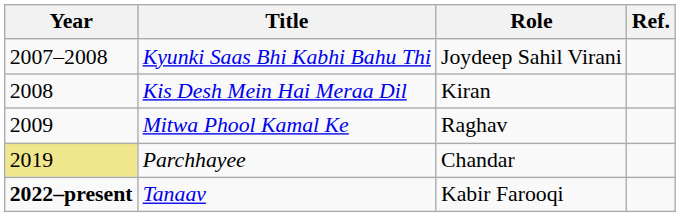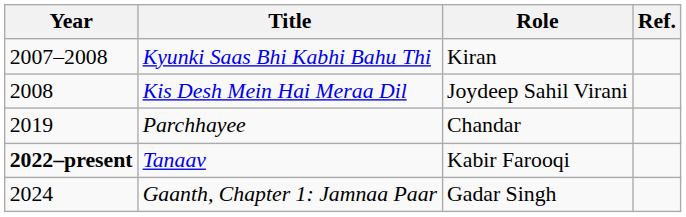(531, 56) Joydeep Sahil Virani -> (472, 56) Kiran
(466, 90) Kiran -> (537, 90) Joydeep Sahil Virani
- row: (246, 125)
(31, 159) khaki background -> (31, 125) no background
+ row: (290, 194)
